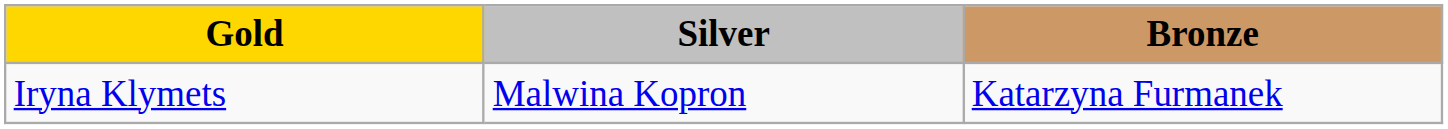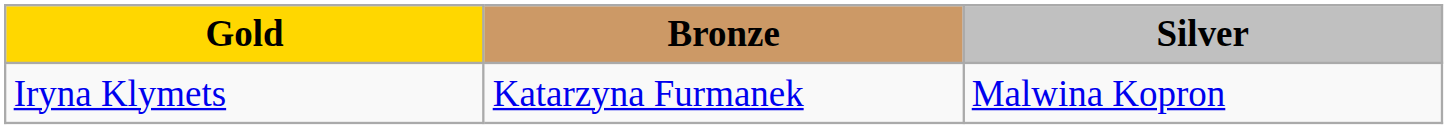columns swapped: (724, 33) <-> (1203, 33)
